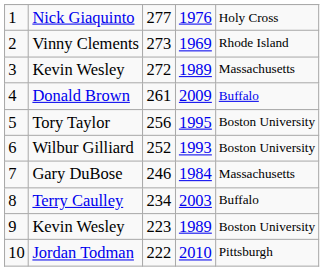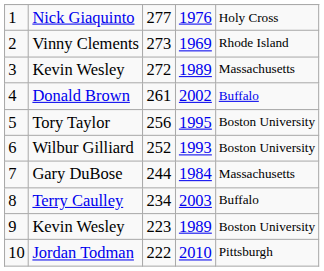(195, 95) 2009 -> (195, 95) 2002
(159, 174) 246 -> (159, 174) 244
